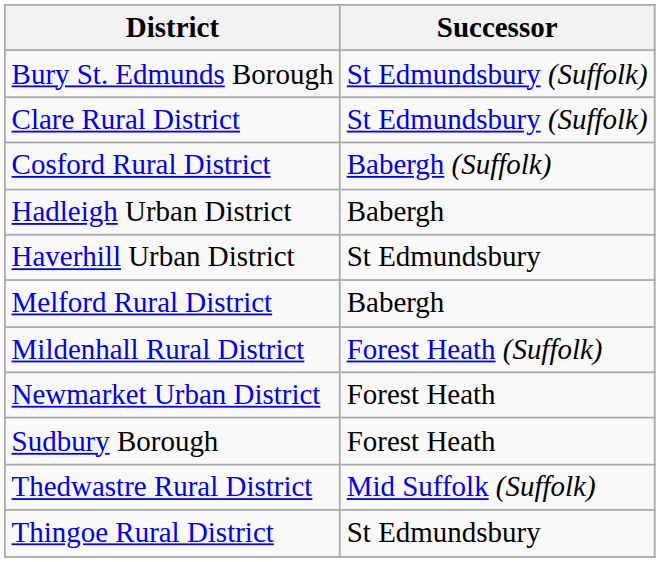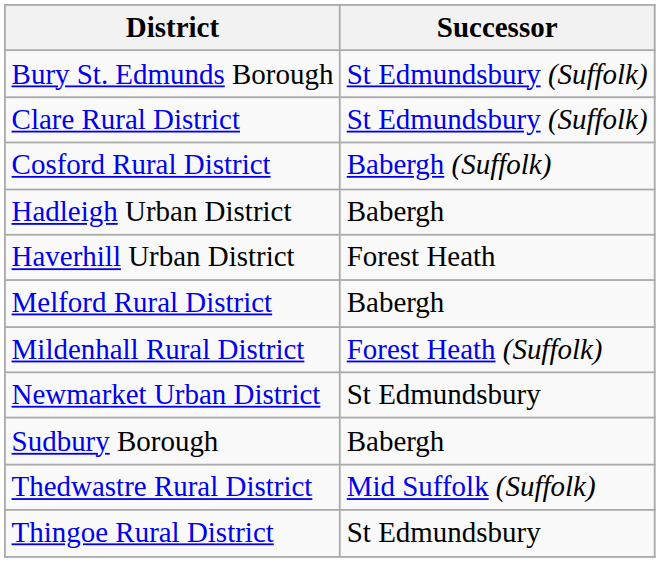(444, 257) St Edmundsbury -> (421, 257) Forest Heath
(421, 394) Forest Heath -> (444, 394) St Edmundsbury
(421, 440) Forest Heath -> (396, 440) Babergh
